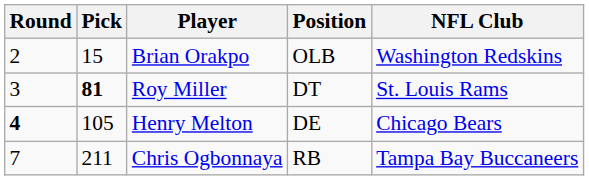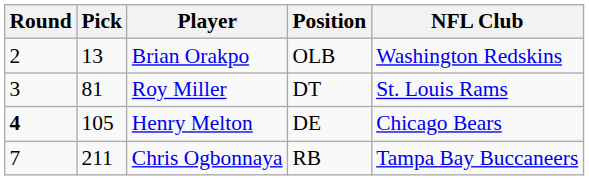(92, 55) 15 -> (92, 55) 13
(92, 89) bold -> (92, 89) normal
